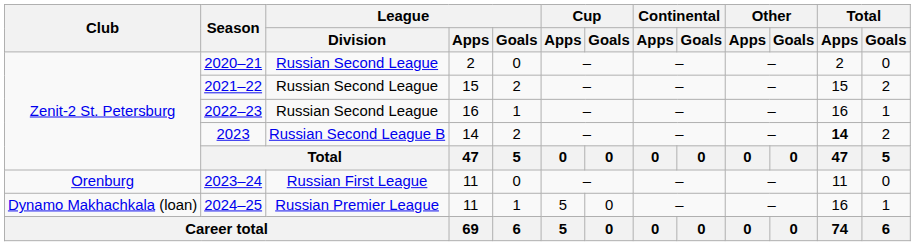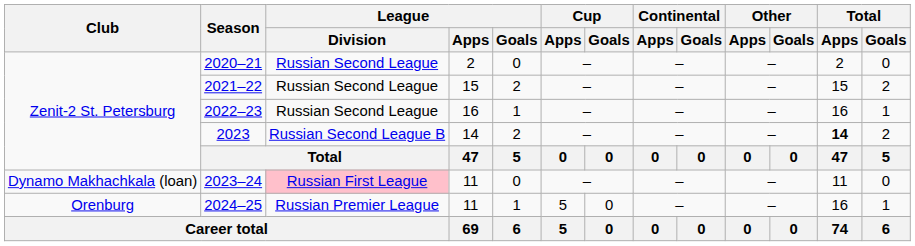(103, 181) Orenburg -> (103, 181) Dynamo Makhachkala (loan)
(357, 181) no background -> (357, 181) pink background
(103, 205) Dynamo Makhachkala (loan) -> (103, 205) Orenburg
